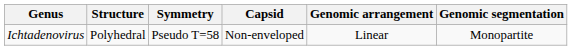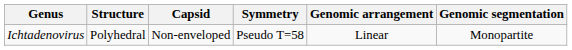columns swapped: (185, 14) <-> (265, 14)
